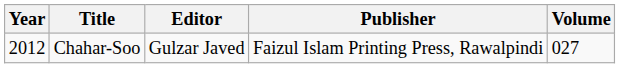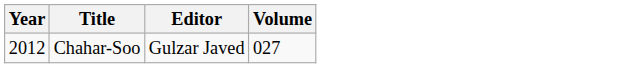- column: (398, 18)
